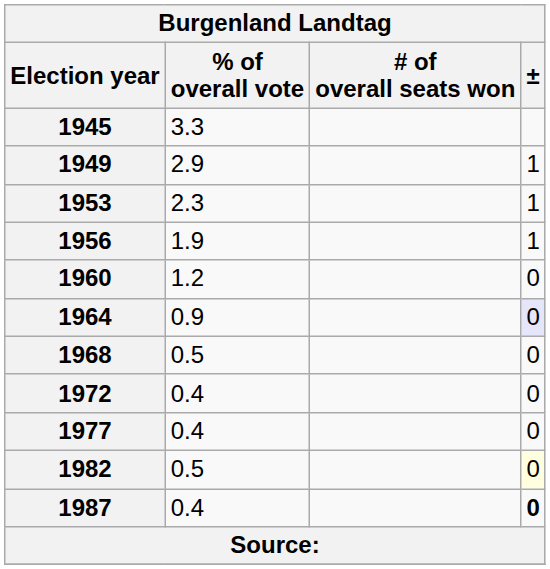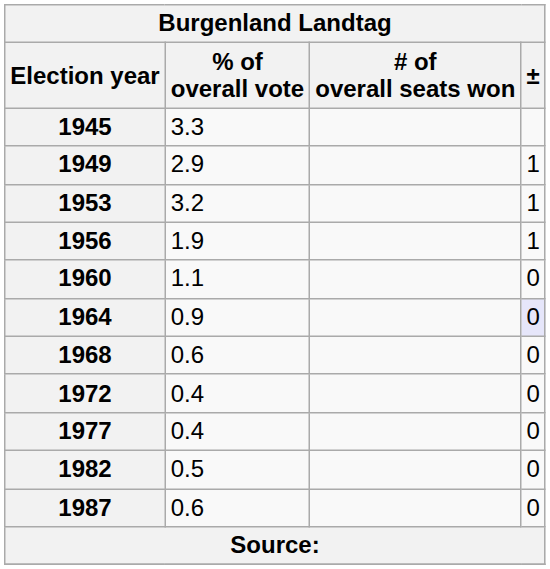(187, 202) 2.3 -> (187, 202) 3.2
(187, 278) 1.2 -> (187, 278) 1.1
(187, 355) 0.5 -> (187, 355) 0.6
(533, 469) lightyellow background -> (533, 469) no background
(187, 507) 0.4 -> (187, 507) 0.6
(533, 507) bold -> (533, 507) normal
